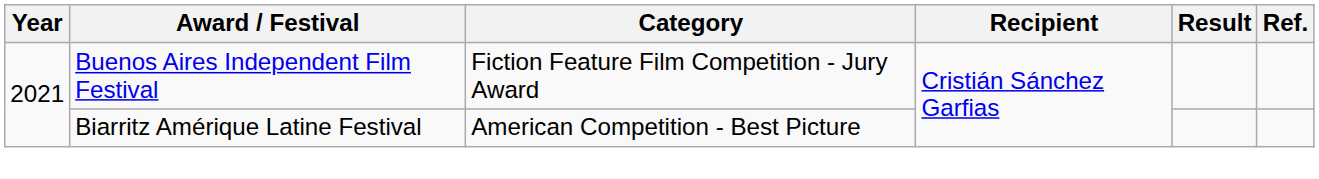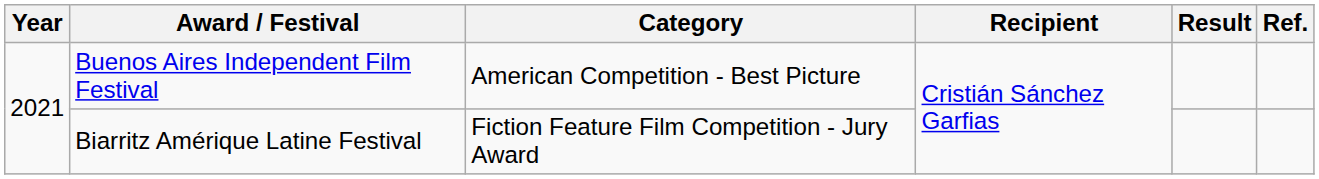(679, 75) Fiction Feature Film Competition - Jury Award -> (666, 75) American Competition - Best Picture
(666, 127) American Competition - Best Picture -> (679, 141) Fiction Feature Film Competition - Jury Award
